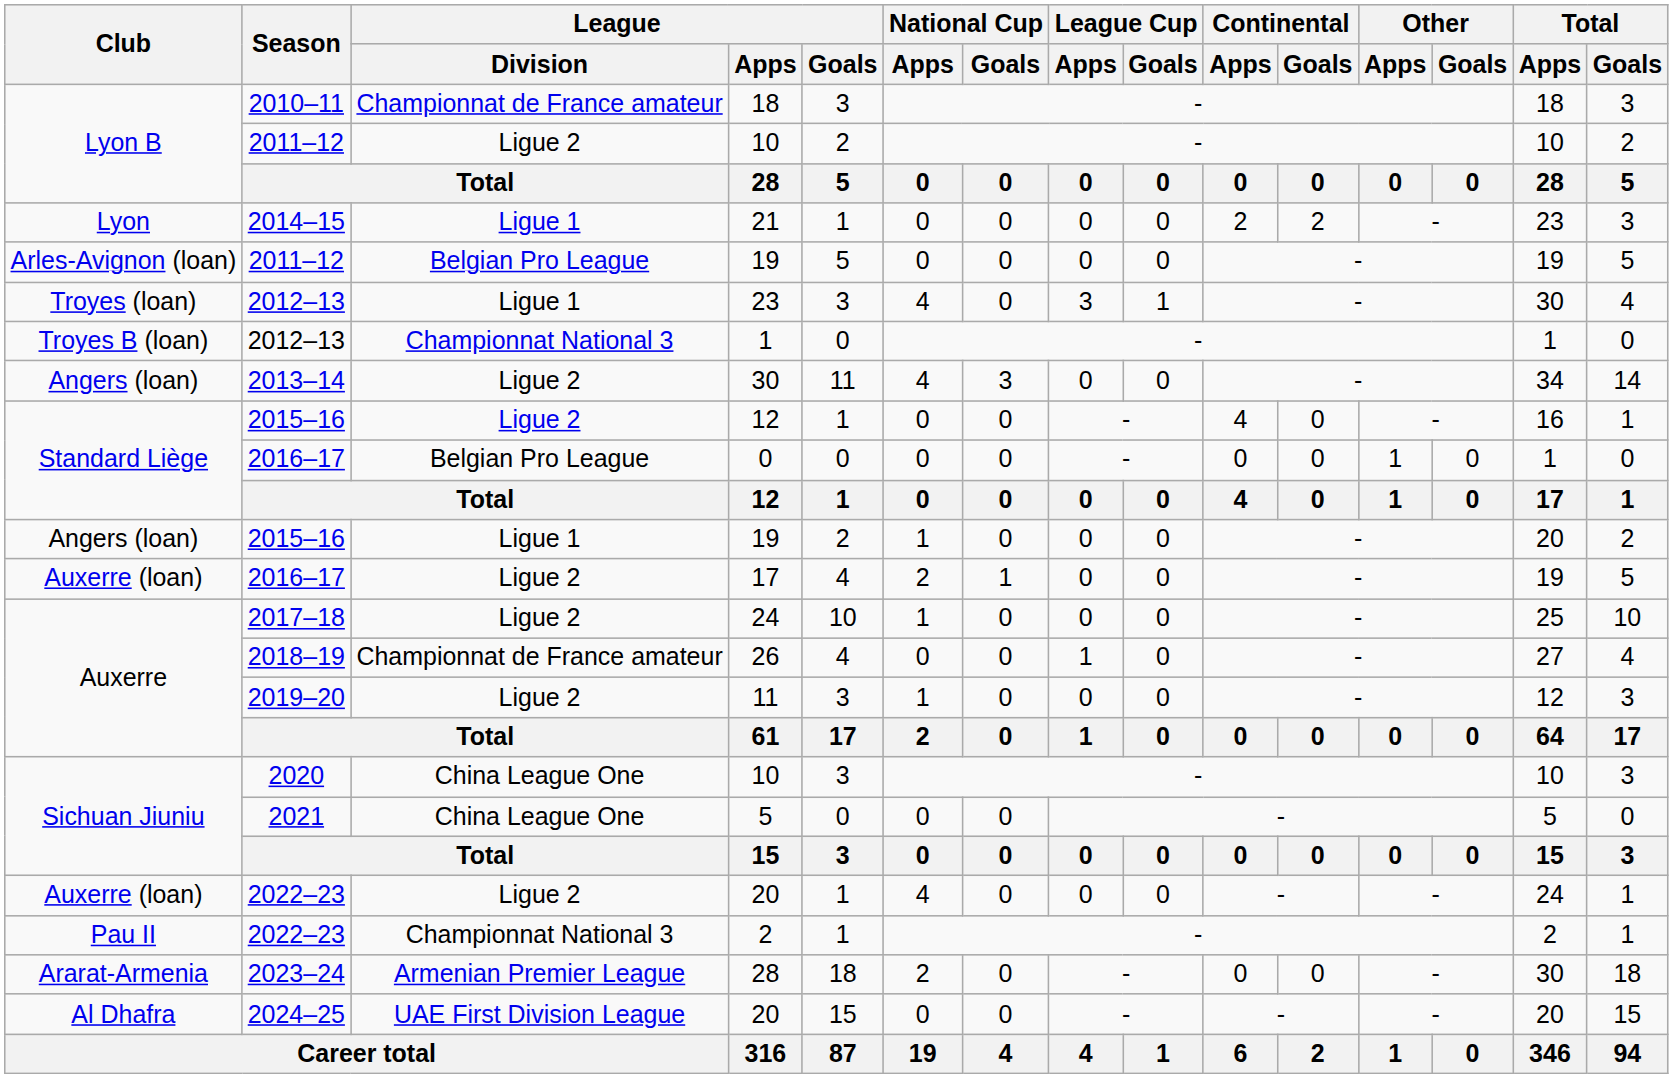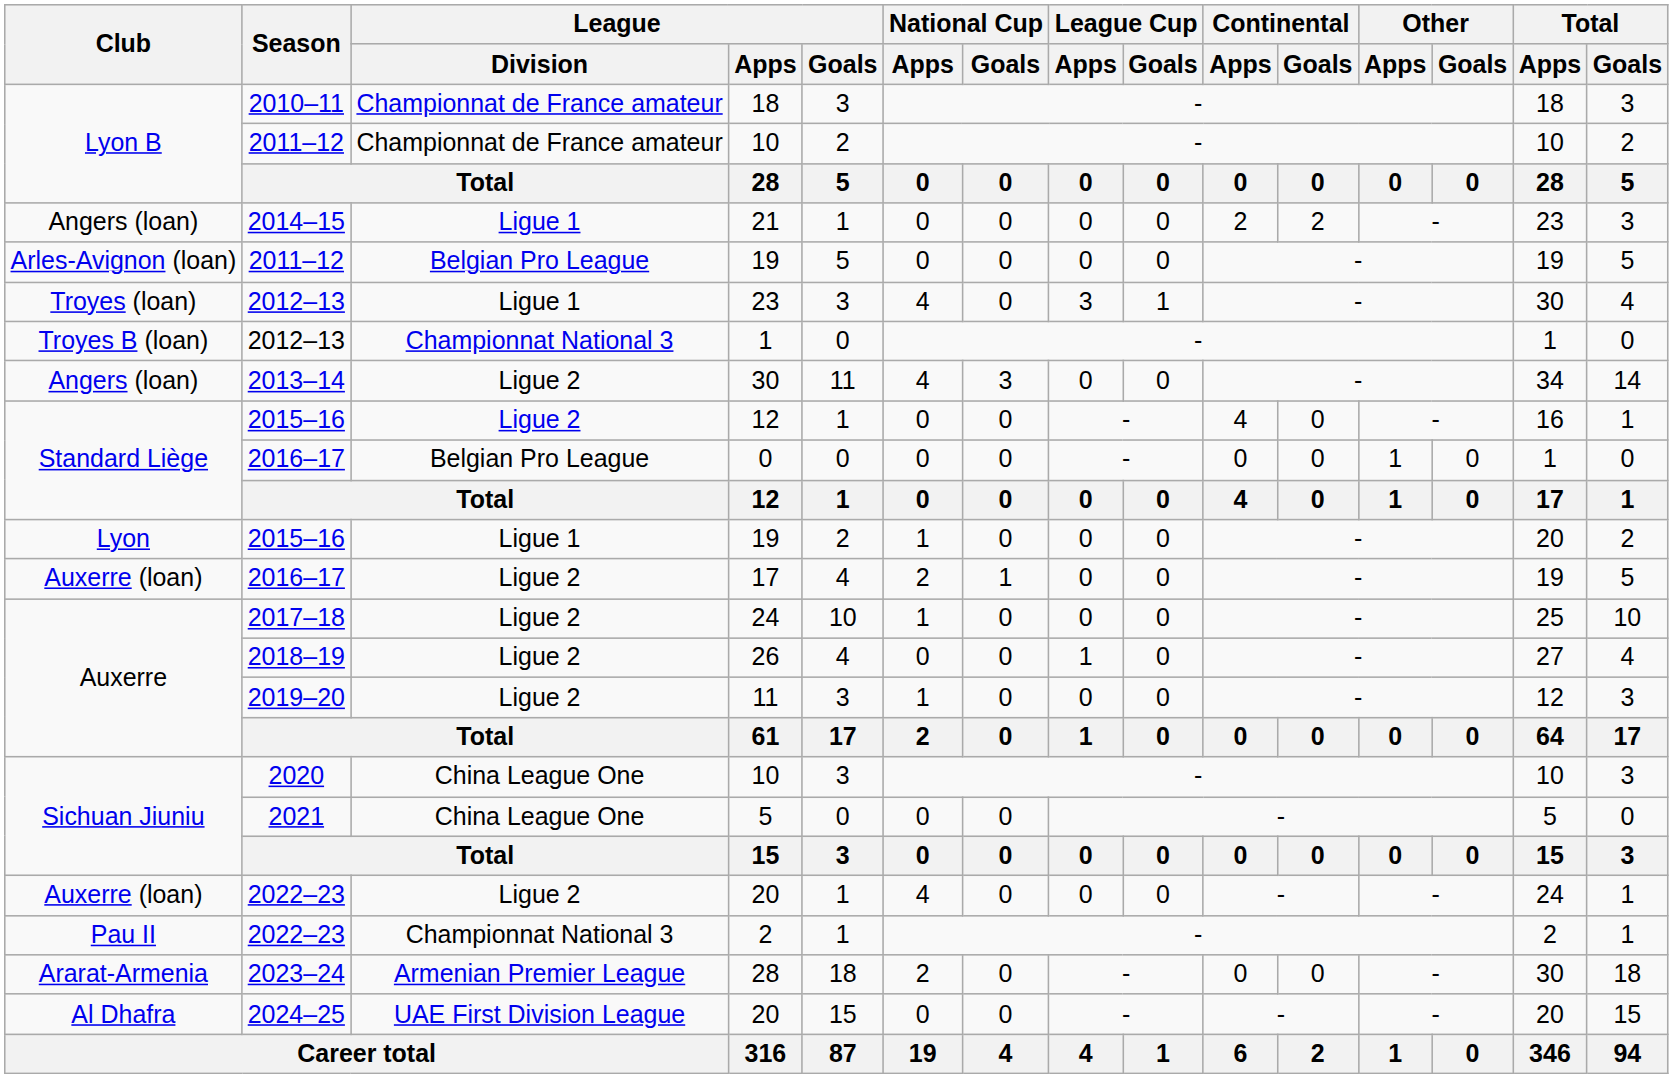(540, 143) Ligue 2 -> (540, 143) Championnat de France amateur
(123, 222) Lyon -> (123, 222) Angers (loan)
(123, 538) Angers (loan) -> (123, 538) Lyon
(540, 657) Championnat de France amateur -> (540, 657) Ligue 2
